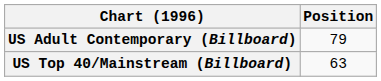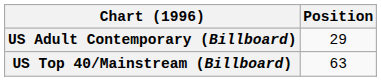(338, 40) 79 -> (338, 40) 29
